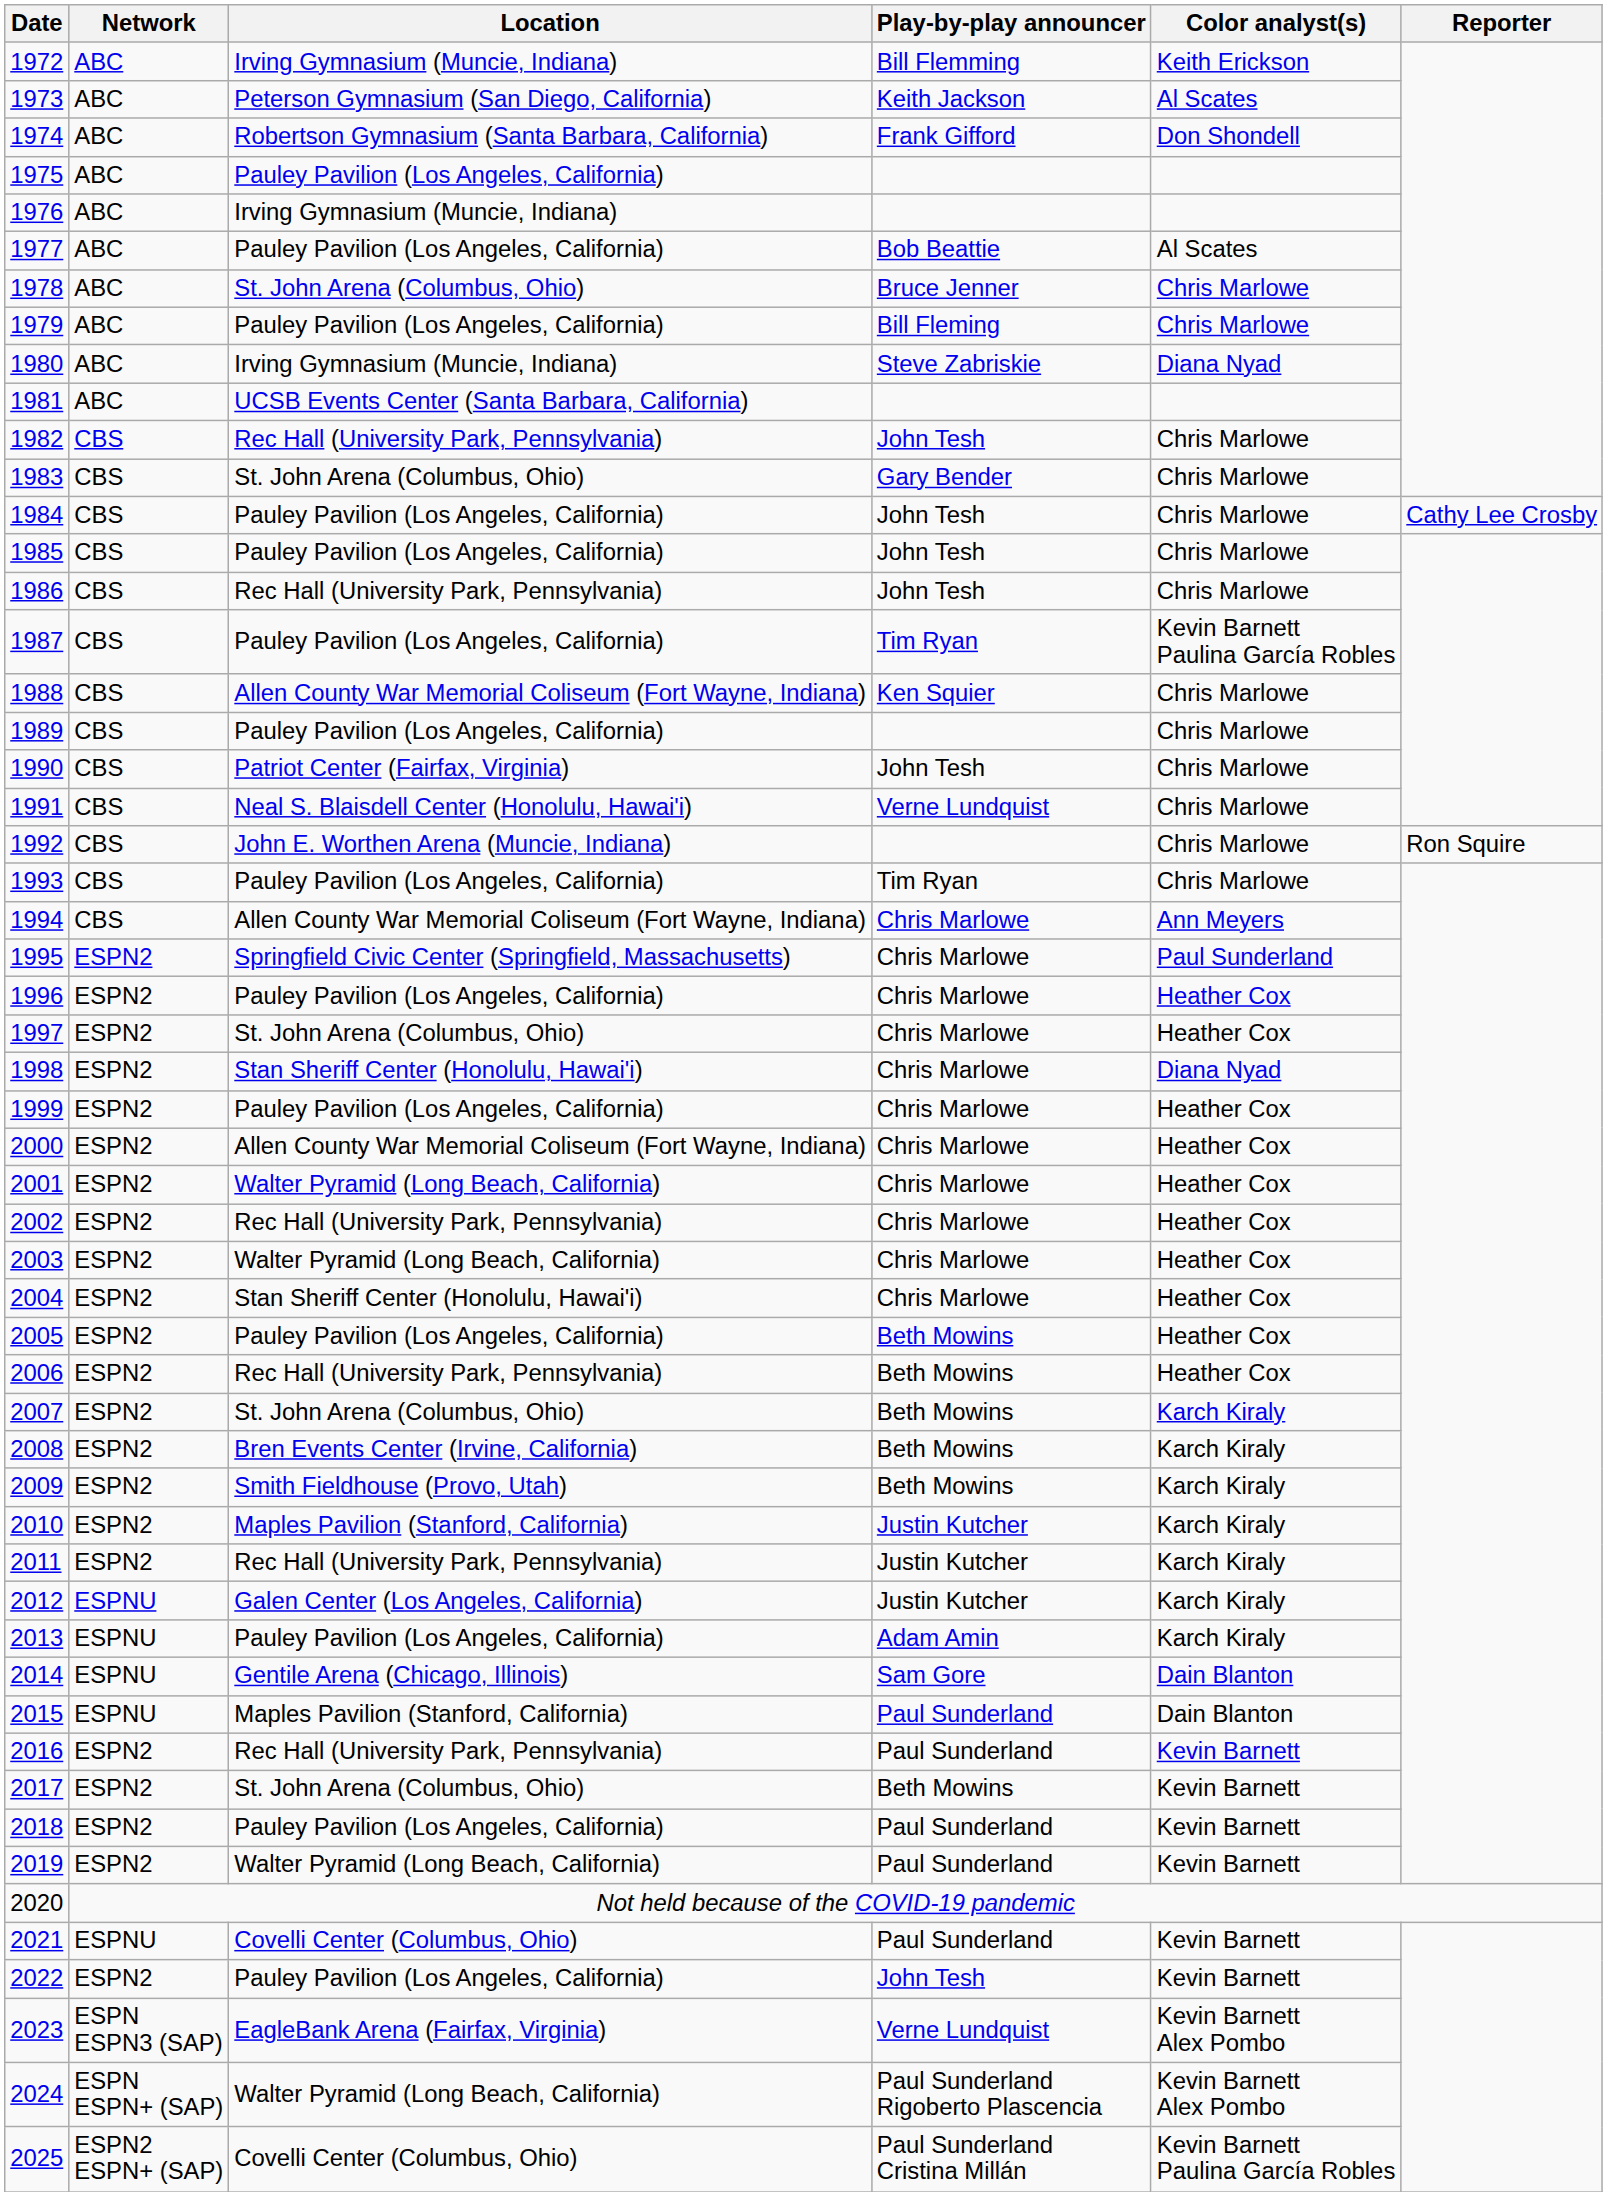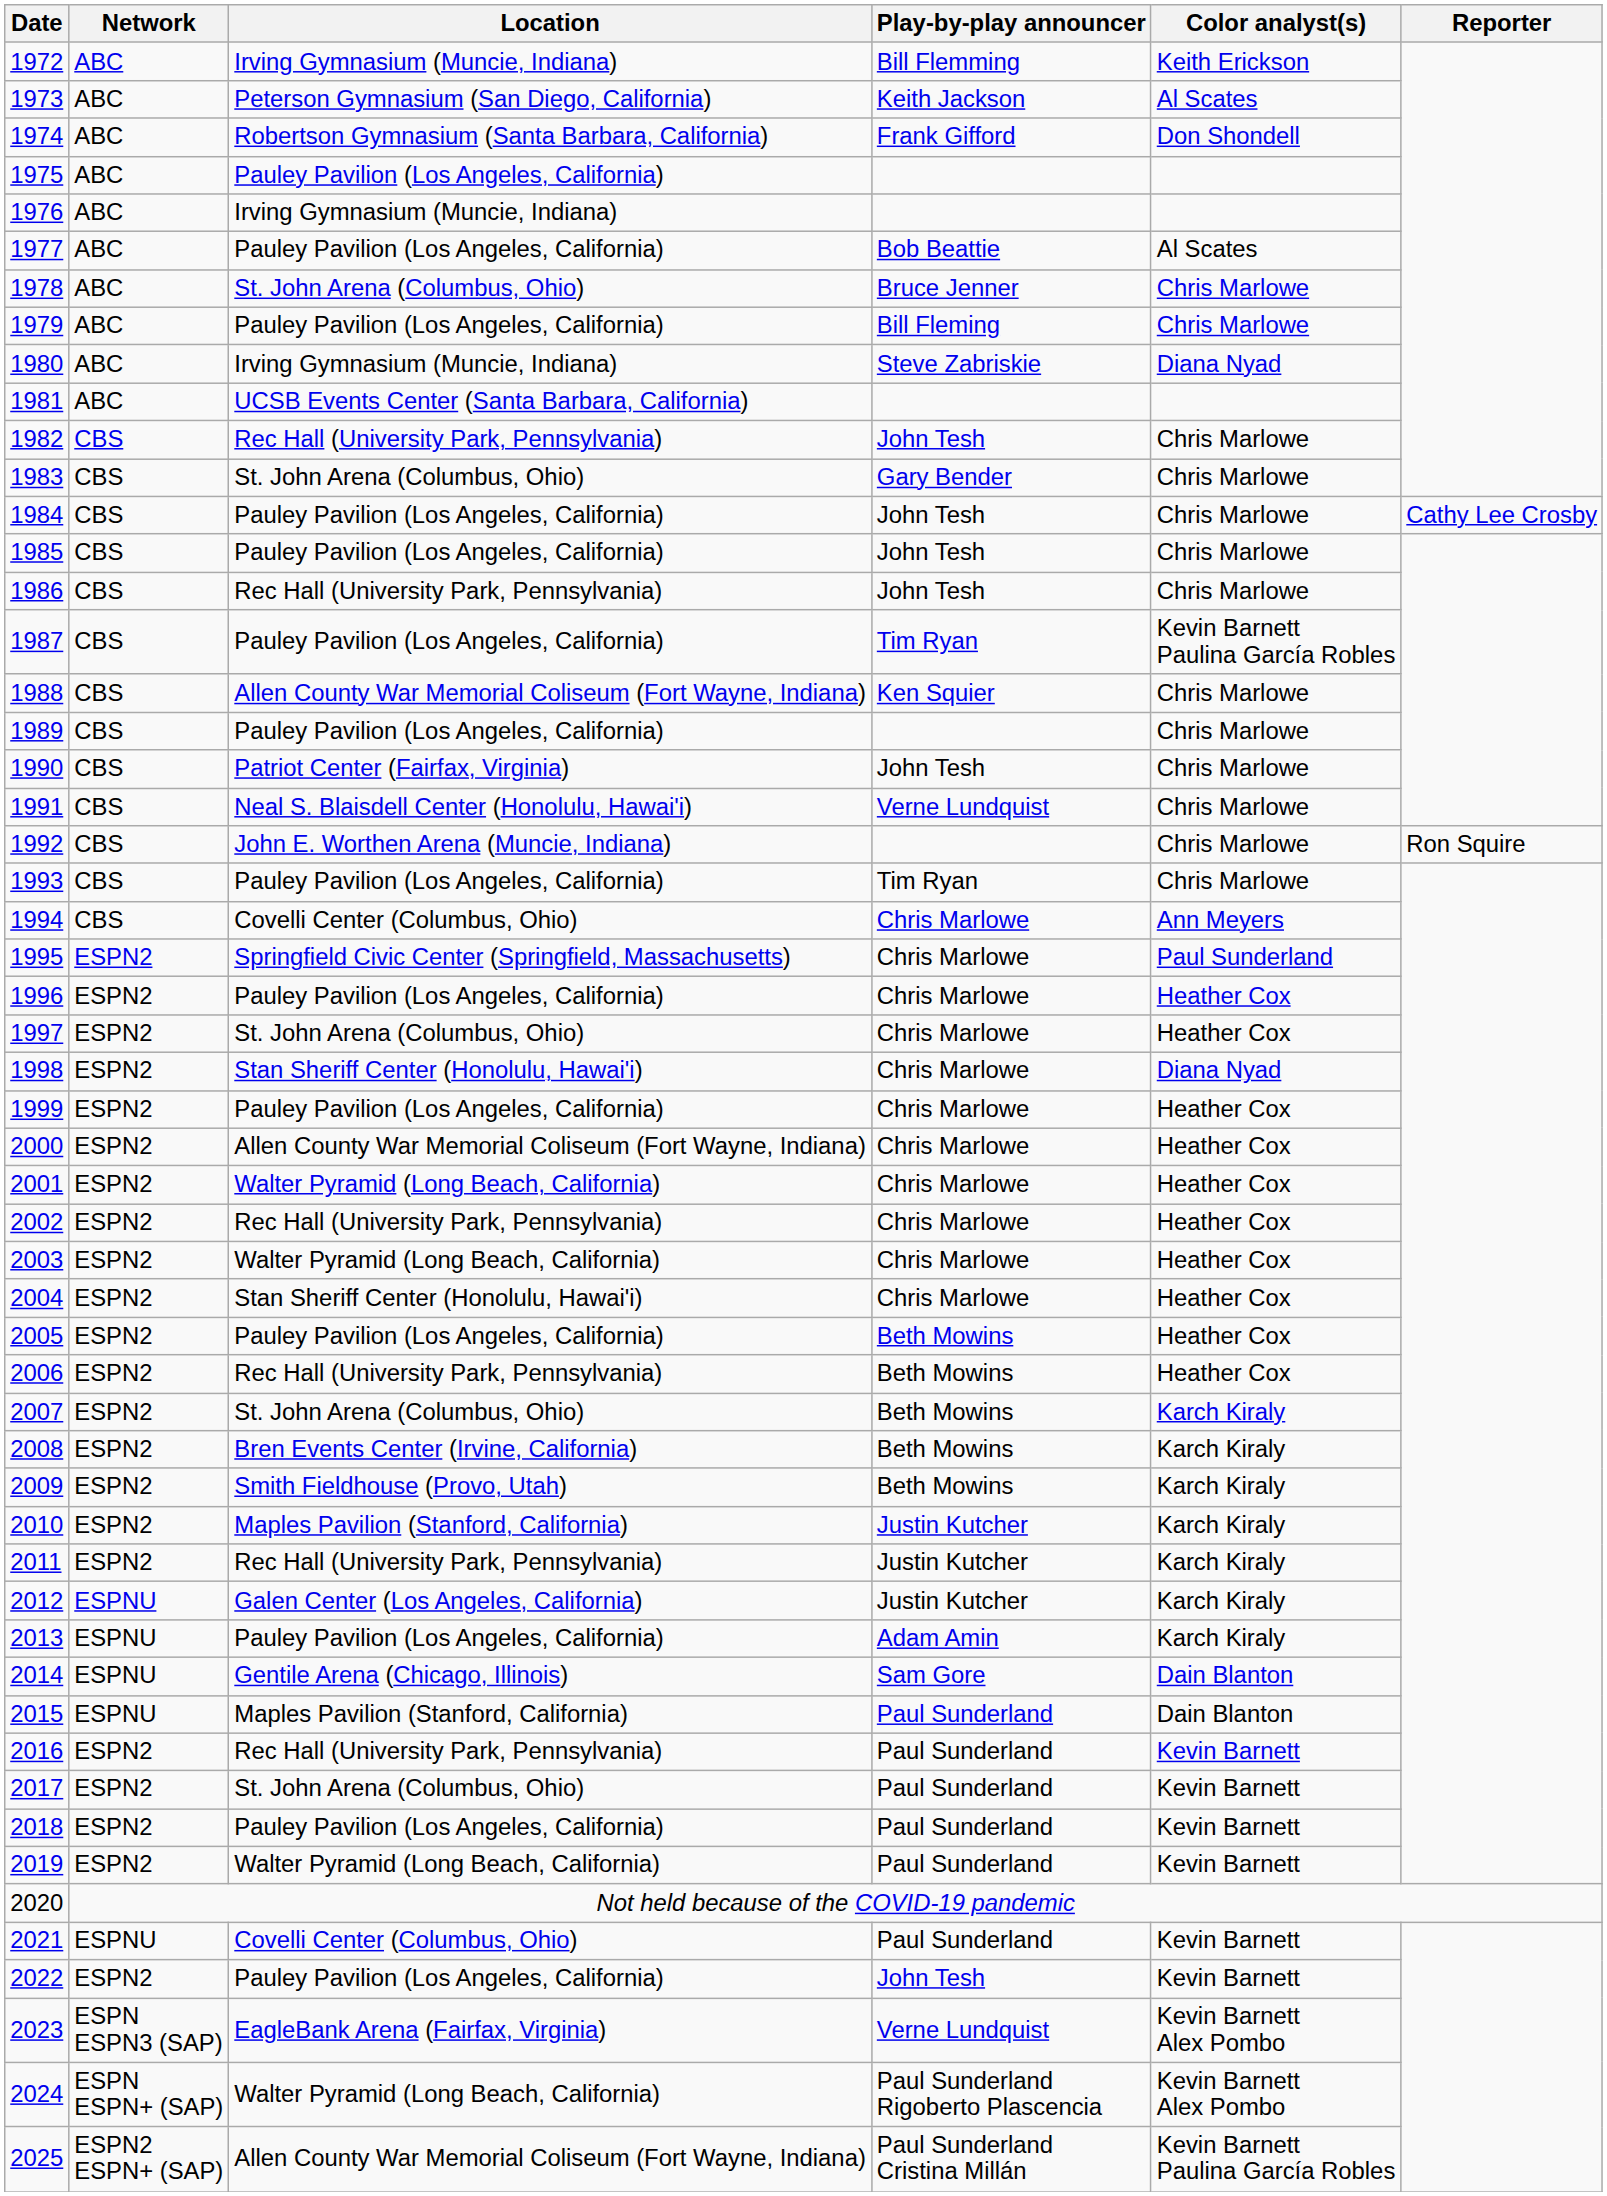(550, 919) Allen County War Memorial Coliseum (Fort Wayne, Indiana) -> (406, 919) Covelli Center (Columbus, Ohio)
(945, 1789) Beth Mowins -> (965, 1789) Paul Sunderland
(406, 2158) Covelli Center (Columbus, Ohio) -> (550, 2158) Allen County War Memorial Coliseum (Fort Wayne, Indiana)
